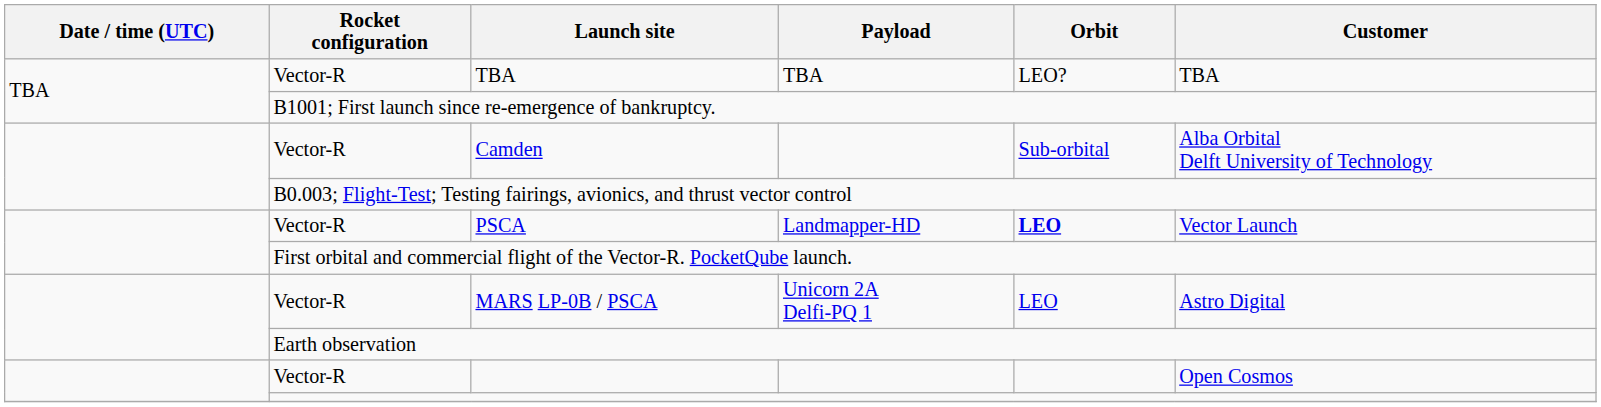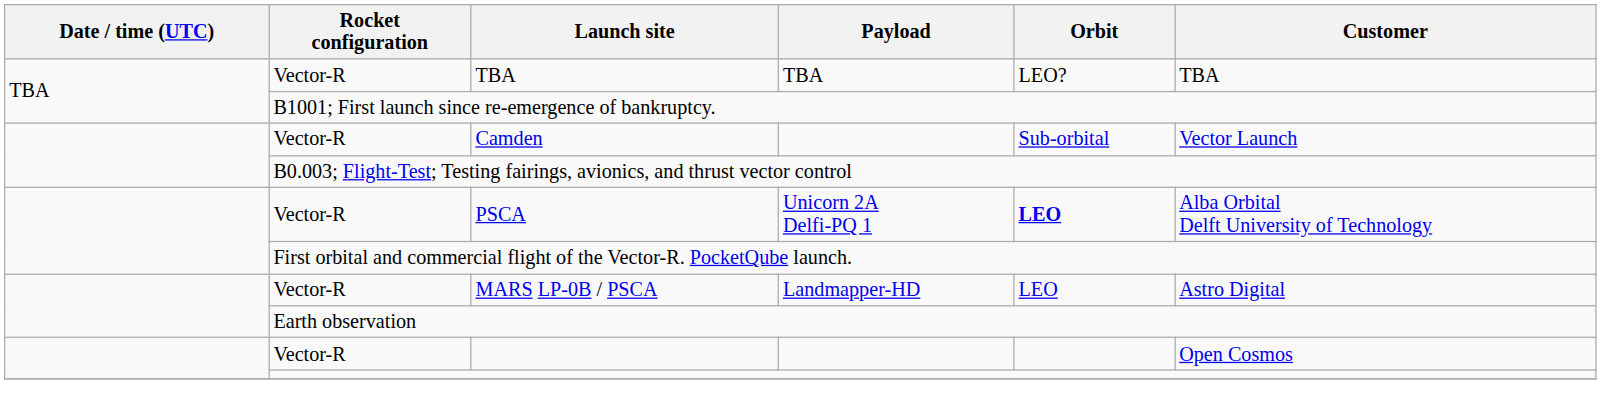(1306, 150) Alba Orbital Delft University of Technology -> (1238, 139) Vector Launch
(852, 225) Landmapper-HD -> (831, 214) Unicorn 2A Delfi-PQ 1
(1238, 225) Vector Launch -> (1306, 214) Alba Orbital Delft University of Technology
(831, 300) Unicorn 2A Delfi-PQ 1 -> (852, 289) Landmapper-HD
